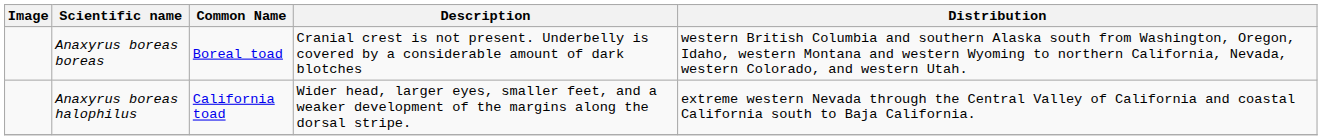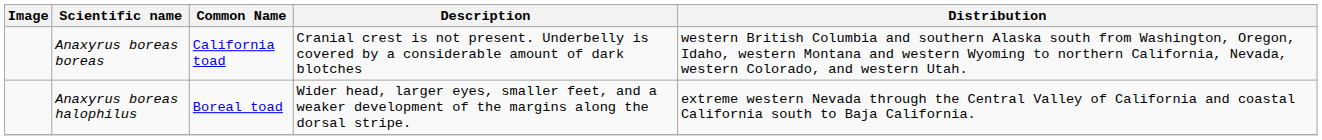(238, 54) Boreal toad -> (234, 54) California toad
(234, 107) California toad -> (238, 107) Boreal toad
